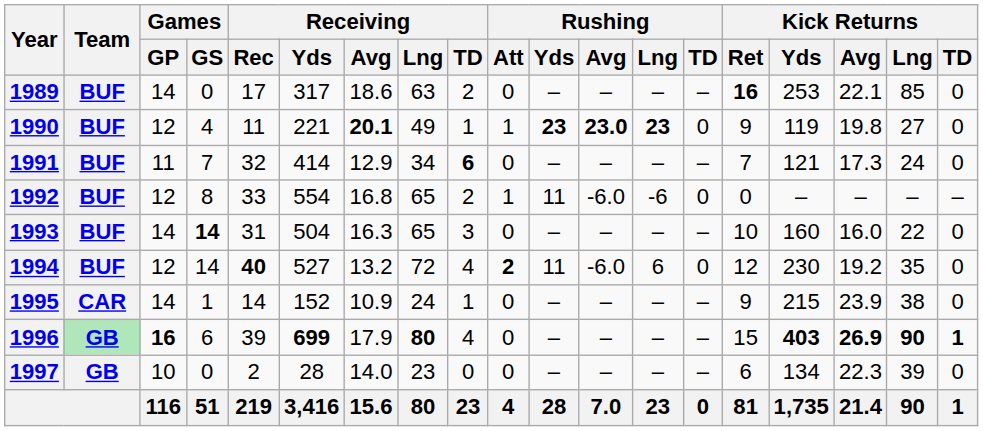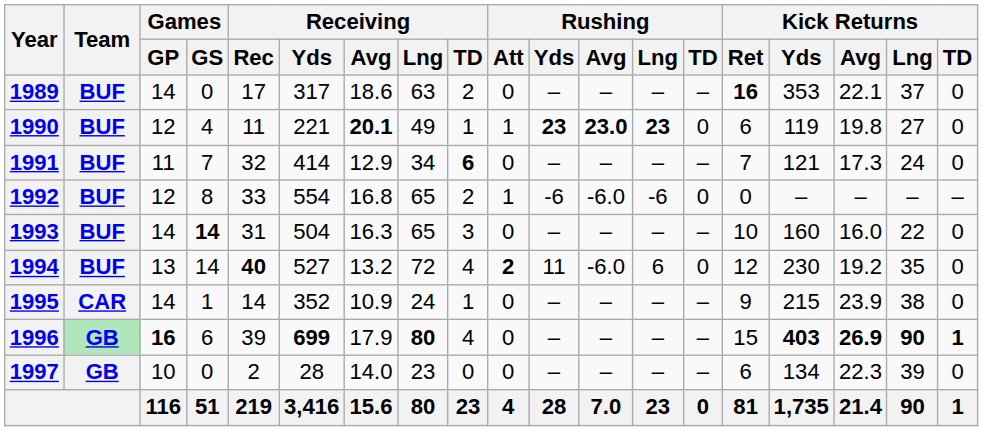(801, 92) 253 -> (801, 92) 353
(912, 92) 85 -> (912, 92) 37
(746, 127) 9 -> (746, 127) 6
(554, 197) 11 -> (554, 197) -6
(163, 267) 12 -> (163, 267) 13
(312, 302) 152 -> (312, 302) 352
